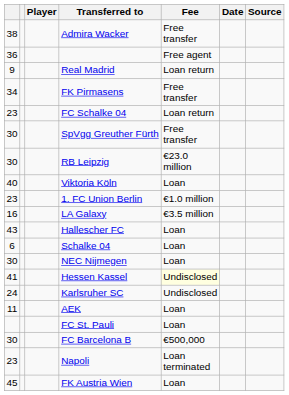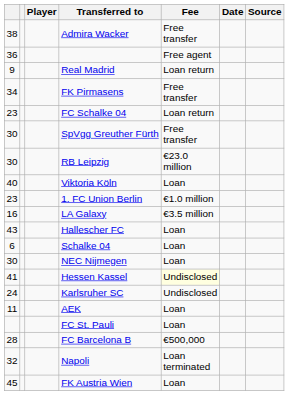(12, 340) 30 -> (12, 340) 28
(12, 361) 23 -> (12, 361) 32
